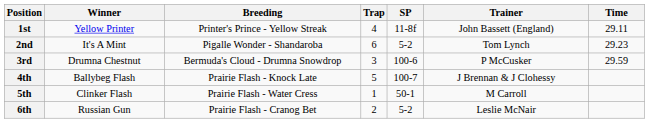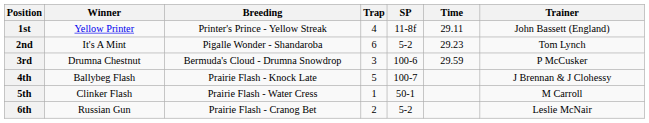columns swapped: (617, 12) <-> (506, 12)
